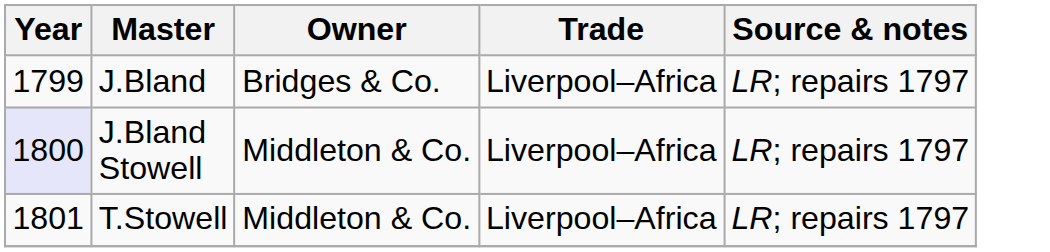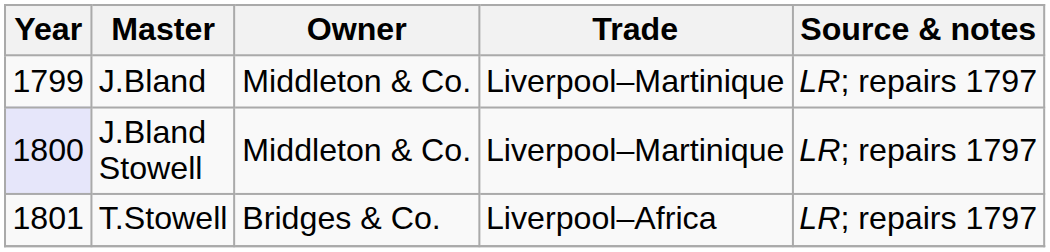(342, 81) Bridges & Co. -> (357, 81) Middleton & Co.
(601, 81) Liverpool–Africa -> (635, 81) Liverpool–Martinique
(601, 150) Liverpool–Africa -> (635, 150) Liverpool–Martinique
(357, 219) Middleton & Co. -> (342, 219) Bridges & Co.
